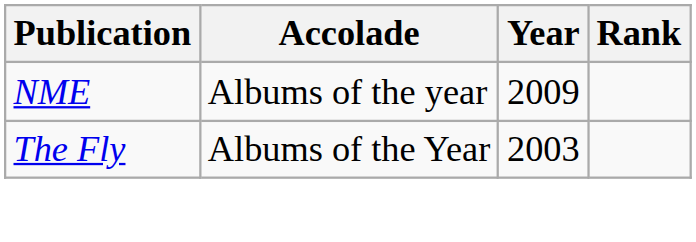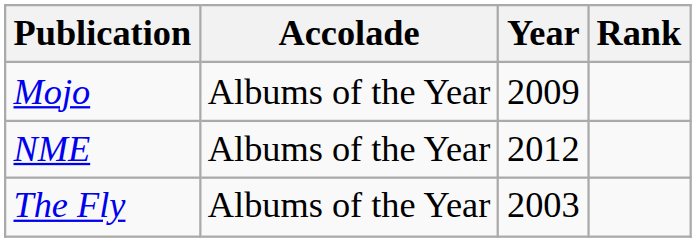+ row: (52, 90)
(348, 90) Albums of the year -> (349, 148) Albums of the Year
(543, 90) 2009 -> (543, 148) 2012
